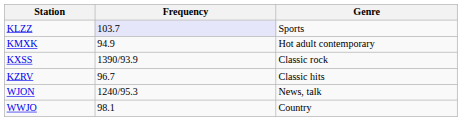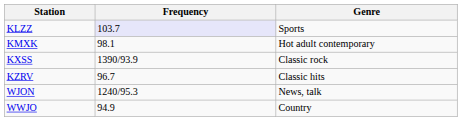(106, 44) 94.9 -> (106, 44) 98.1
(106, 108) 98.1 -> (106, 108) 94.9
